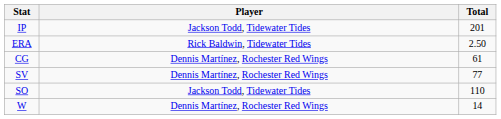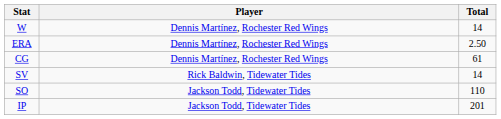rows swapped: (22, 106) <-> (22, 28)
(249, 43) Rick Baldwin, Tidewater Tides -> (249, 43) Dennis Martínez, Rochester Red Wings
(249, 75) Dennis Martínez, Rochester Red Wings -> (249, 75) Rick Baldwin, Tidewater Tides
(477, 75) 77 -> (477, 75) 14
